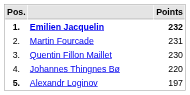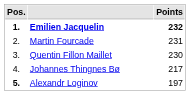(176, 69) 220 -> (176, 69) 217
